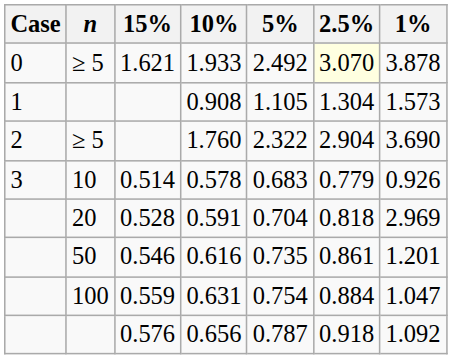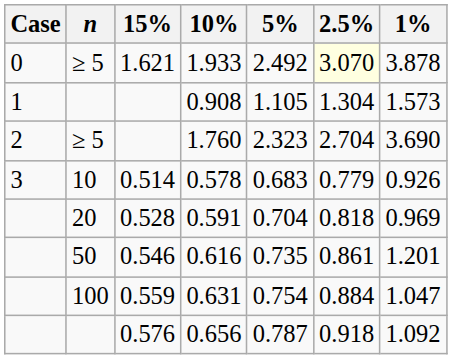(280, 140) 2.322 -> (280, 140) 2.323
(347, 140) 2.904 -> (347, 140) 2.704
(413, 218) 2.969 -> (413, 218) 0.969
